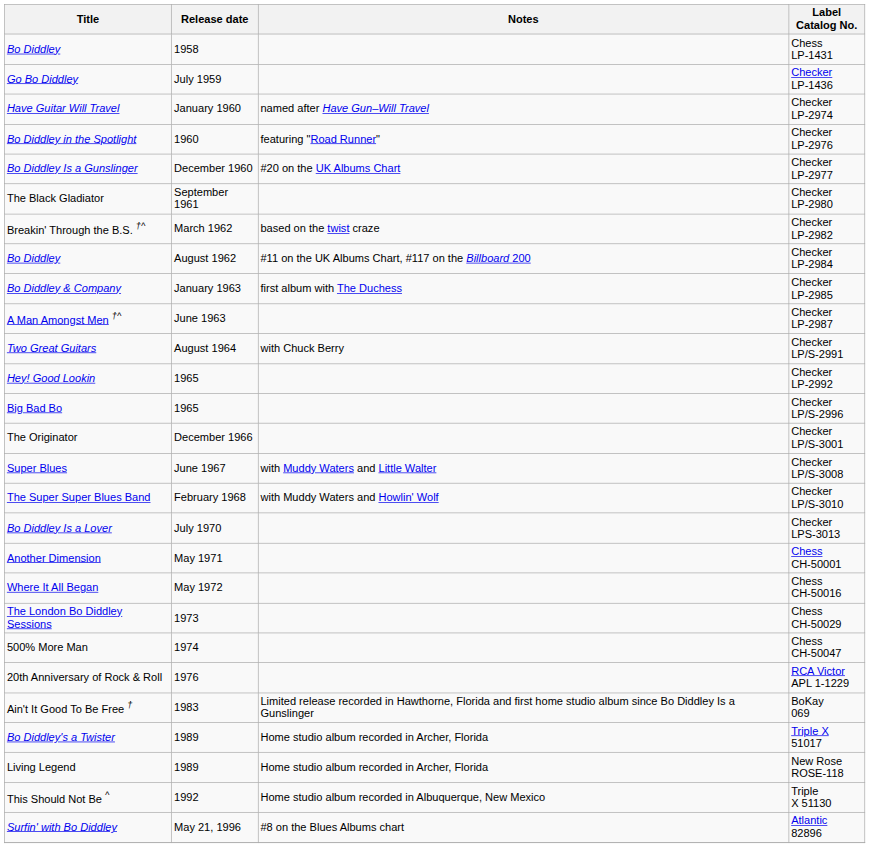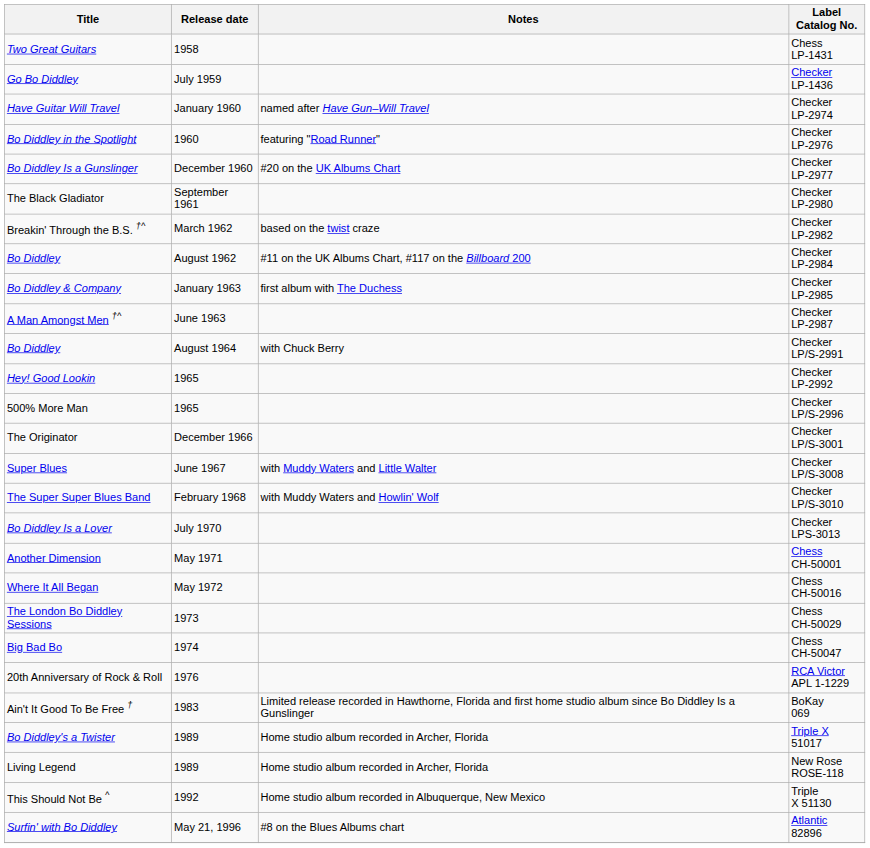(34, 49) Bo Diddley -> (52, 49) Two Great Guitars
(52, 348) Two Great Guitars -> (34, 348) Bo Diddley
(35, 408) Big Bad Bo -> (47, 408) 500% More Man
(47, 647) 500% More Man -> (35, 647) Big Bad Bo
